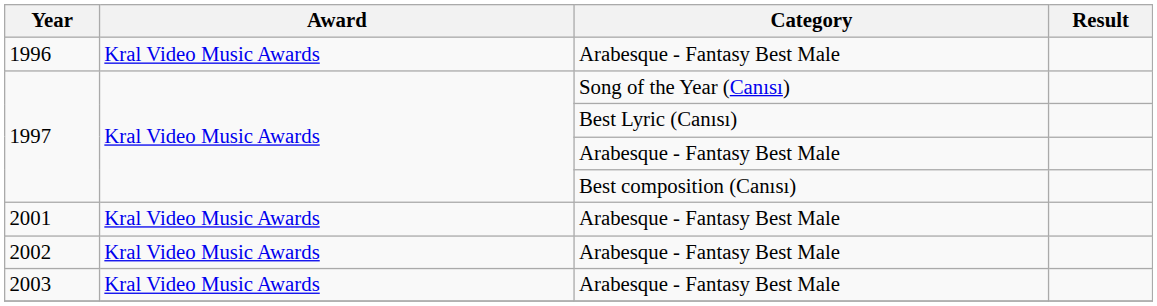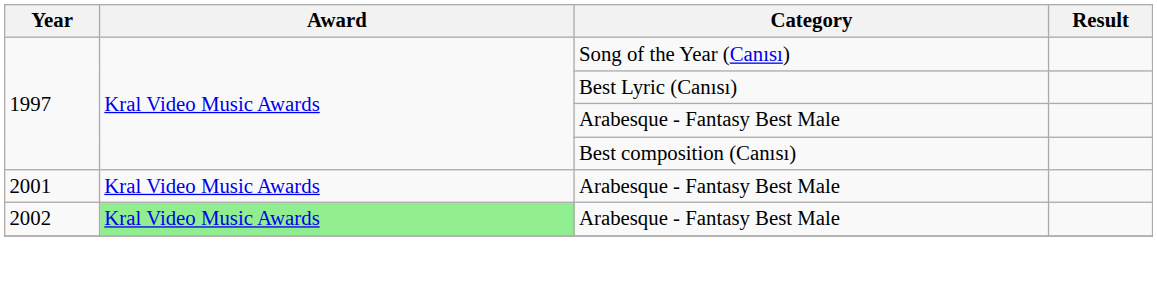- row: (30, 53)
(212, 251) no background -> (212, 218) lightgreen background
- row: (30, 284)
